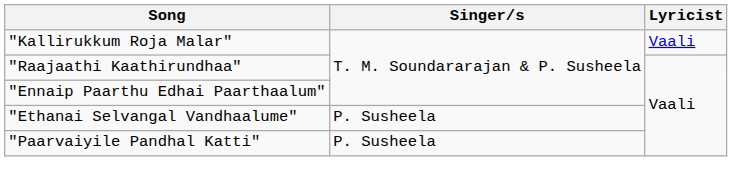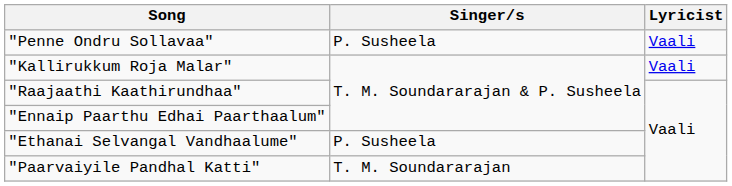+ row: (111, 43)
(385, 143) P. Susheela -> (422, 168) T. M. Soundararajan
